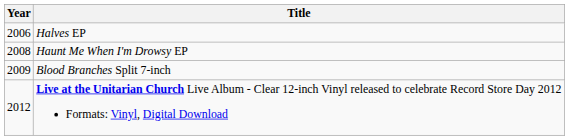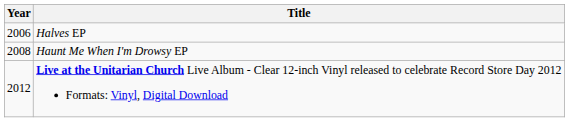- row: (103, 70)
